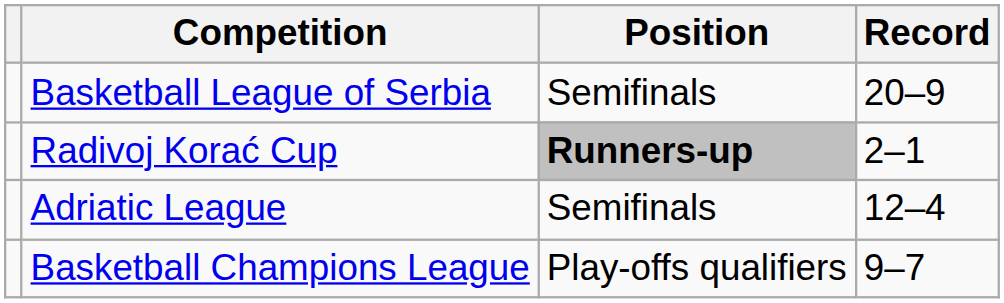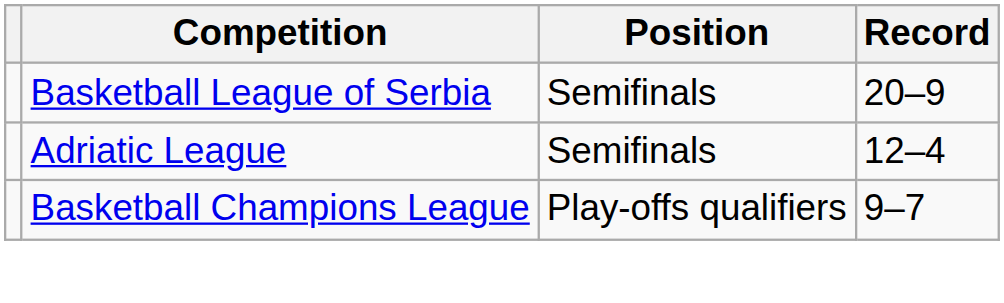- row: (184, 150)
